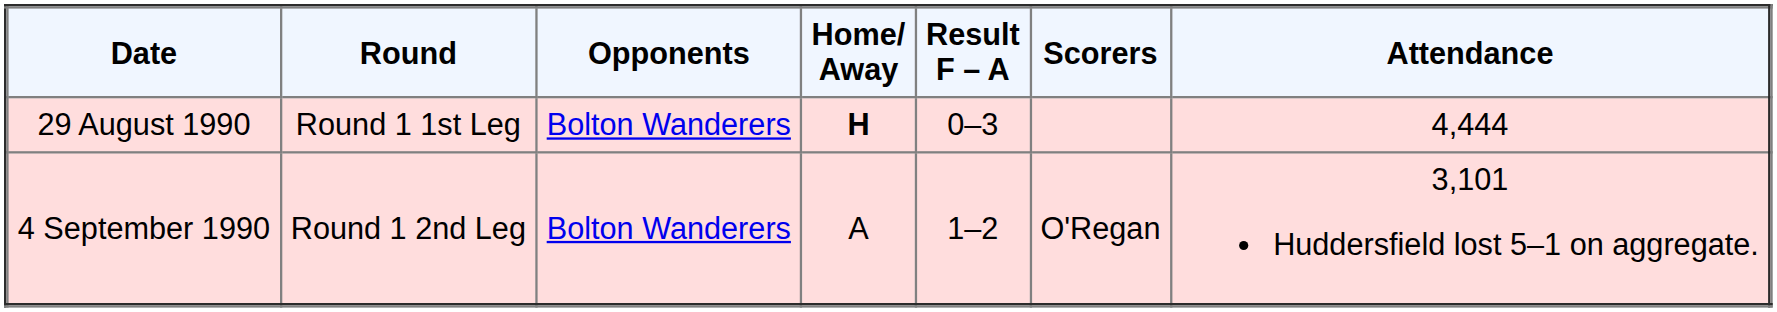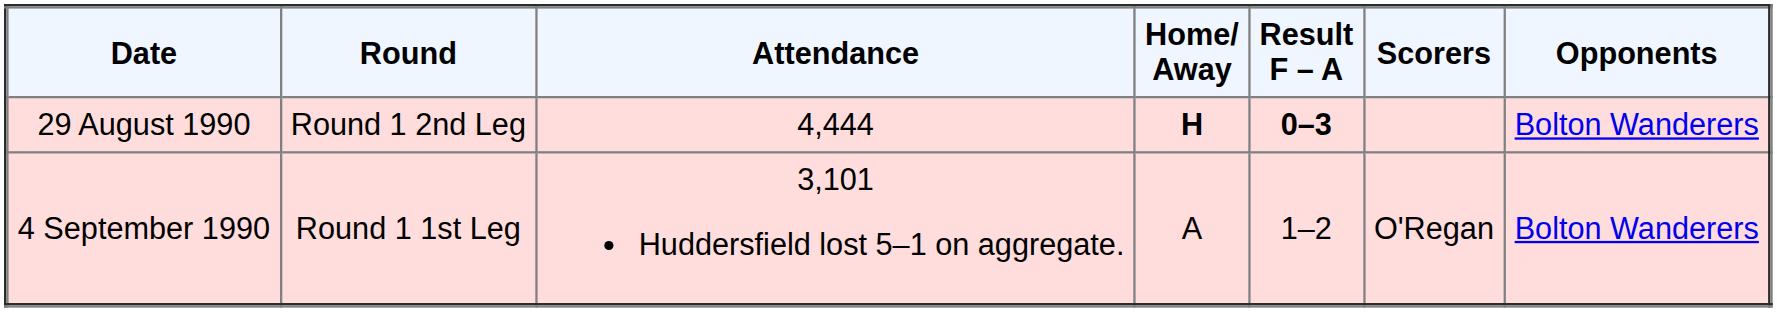columns swapped: (669, 52) <-> (1470, 52)
(408, 125) Round 1 1st Leg -> (408, 125) Round 1 2nd Leg
(973, 125) normal -> (1306, 125) bold
(408, 228) Round 1 2nd Leg -> (408, 228) Round 1 1st Leg
